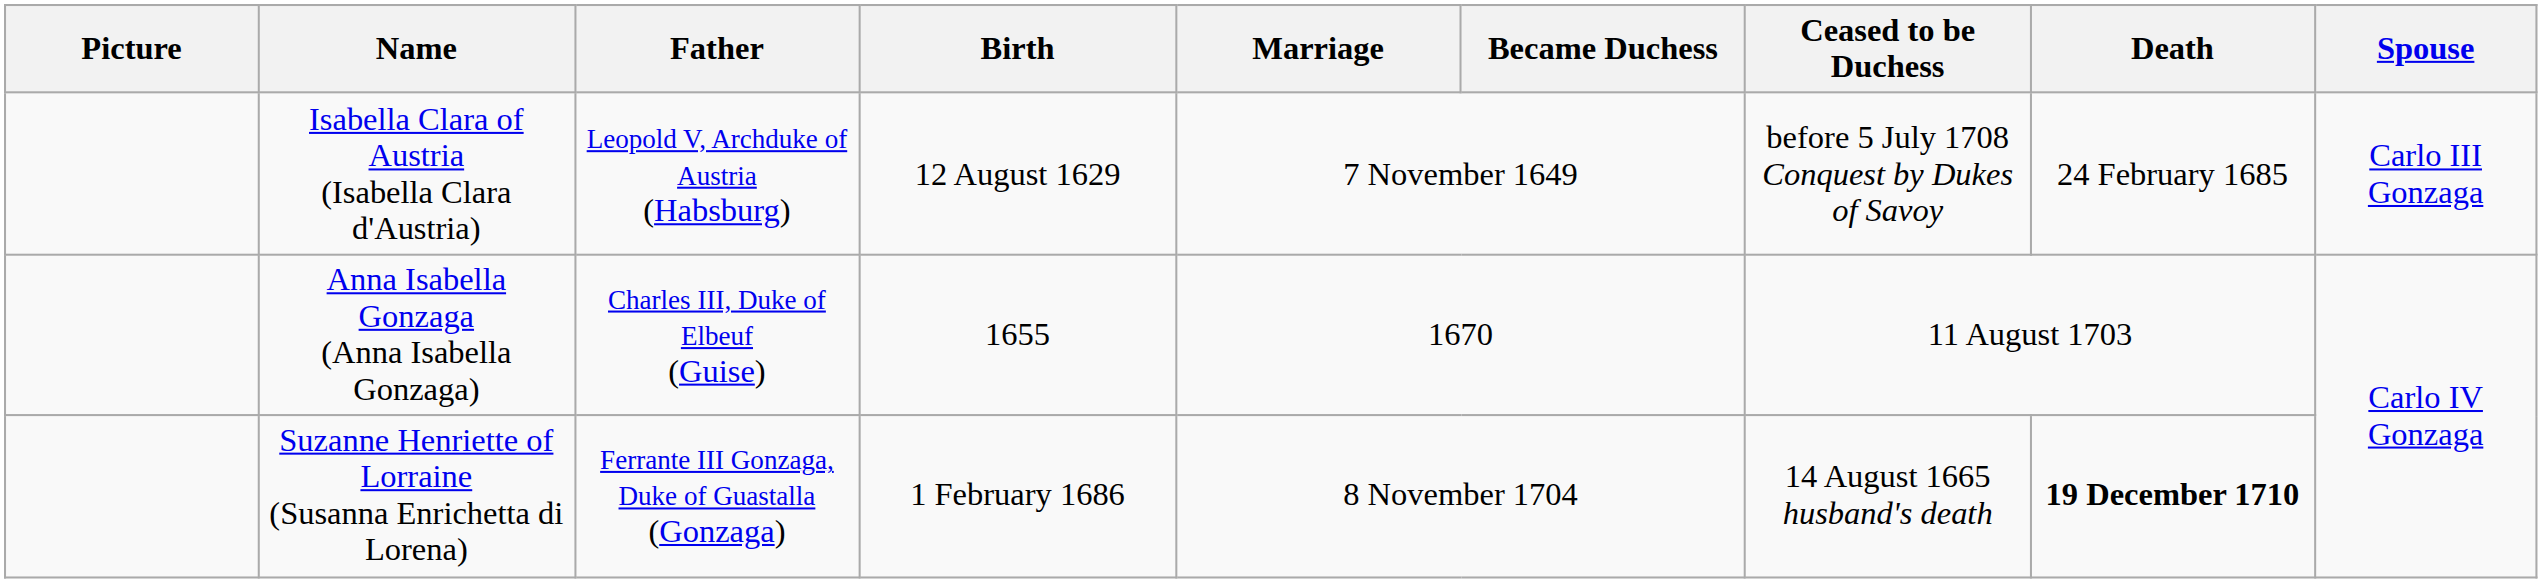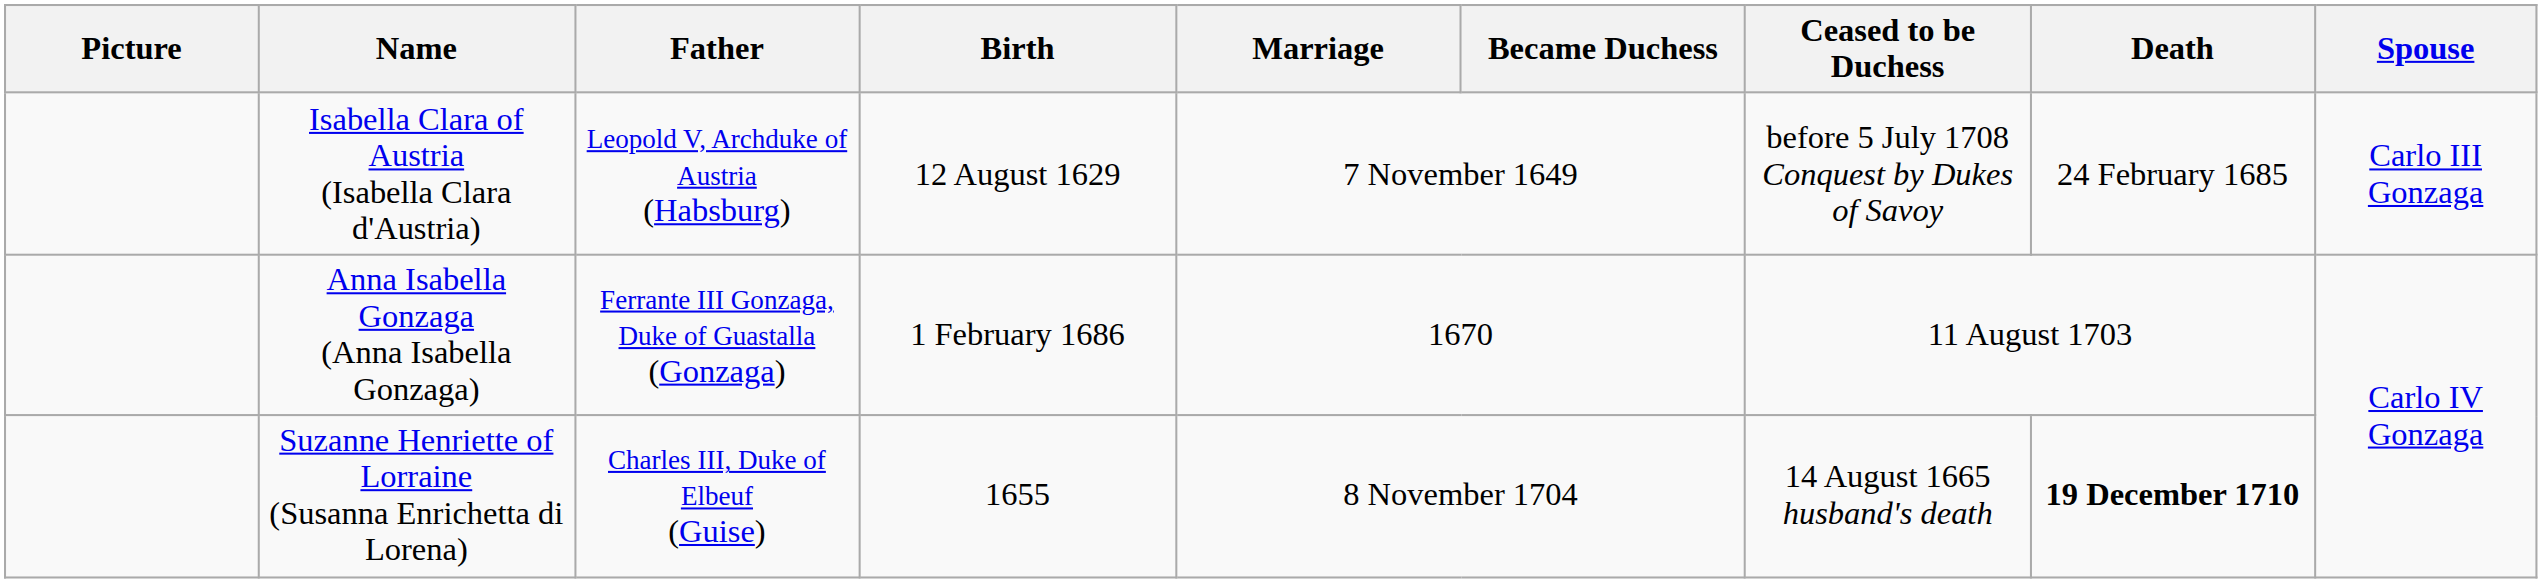(717, 336) Charles III, Duke of Elbeuf (Guise) -> (717, 336) Ferrante III Gonzaga, Duke of Guastalla (Gonzaga)
(1018, 334) 1655 -> (1018, 334) 1 February 1686
(717, 497) Ferrante III Gonzaga, Duke of Guastalla (Gonzaga) -> (717, 497) Charles III, Duke of Elbeuf (Guise)
(1018, 495) 1 February 1686 -> (1018, 495) 1655
